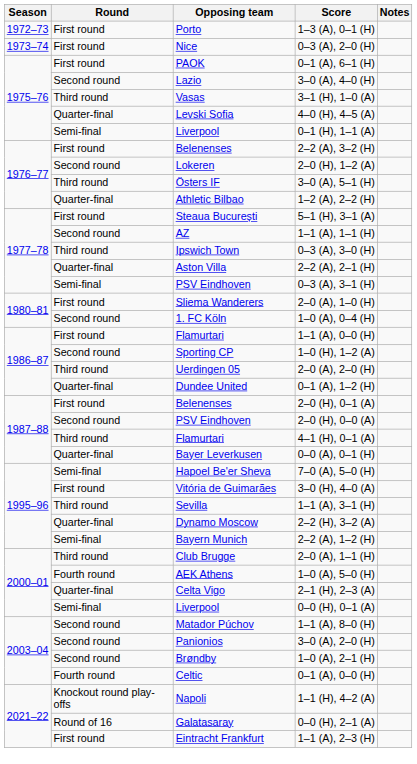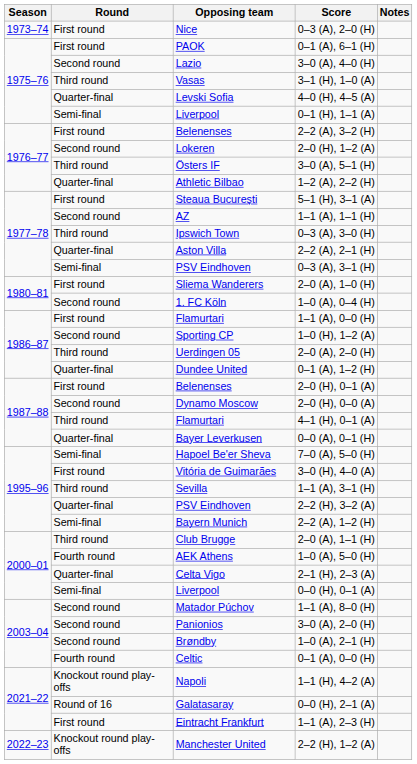- row: (336, 30)
(213, 421) PSV Eindhoven -> (217, 404) Dynamo Moscow
(217, 523) Dynamo Moscow -> (213, 506) PSV Eindhoven
+ row: (336, 745)
